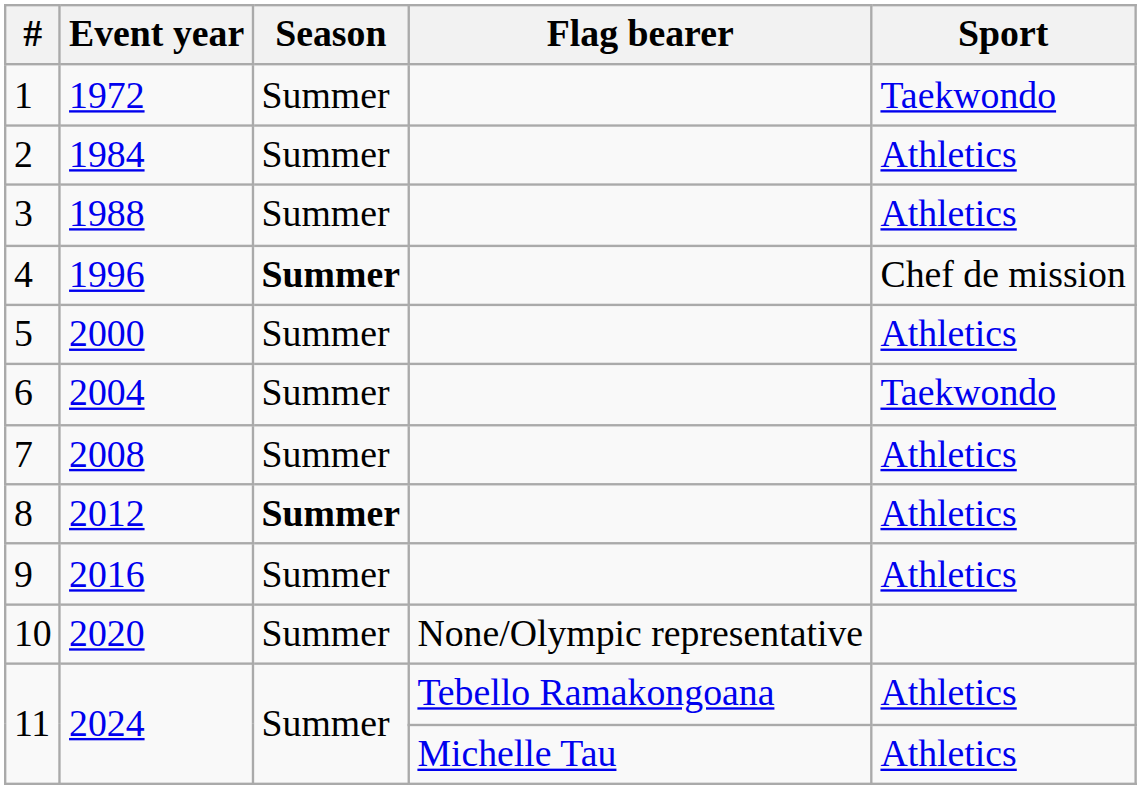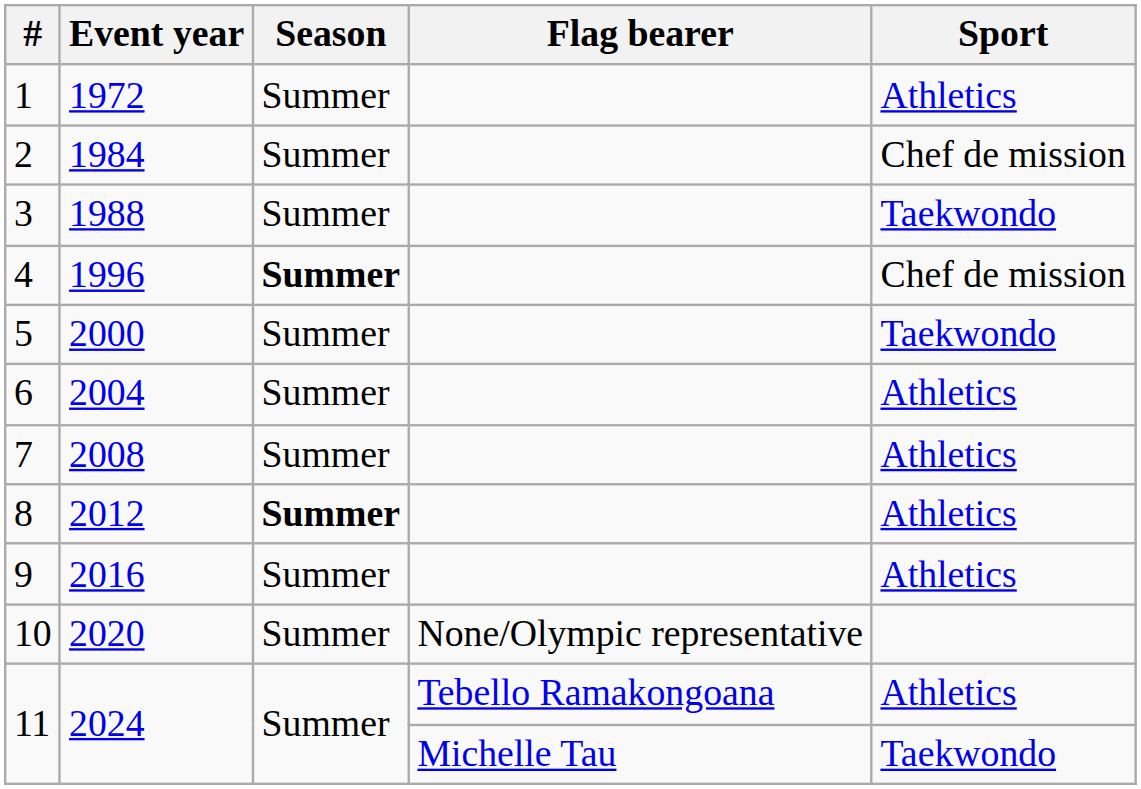(968, 94) Taekwondo -> (949, 94) Athletics
(949, 154) Athletics -> (1003, 154) Chef de mission
(949, 214) Athletics -> (968, 214) Taekwondo
(949, 333) Athletics -> (968, 333) Taekwondo
(968, 393) Taekwondo -> (949, 393) Athletics
(949, 753) Athletics -> (968, 753) Taekwondo
